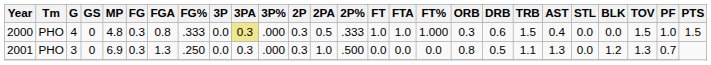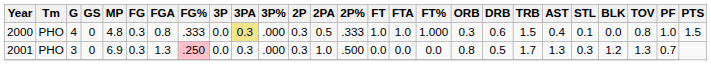(585, 32) 0.0 -> (585, 32) 0.1
(643, 32) 1.5 -> (643, 32) 0.8
(194, 50) no background -> (194, 50) pink background
(528, 50) 1.1 -> (528, 50) 1.7
(585, 50) 0.0 -> (585, 50) 0.3
